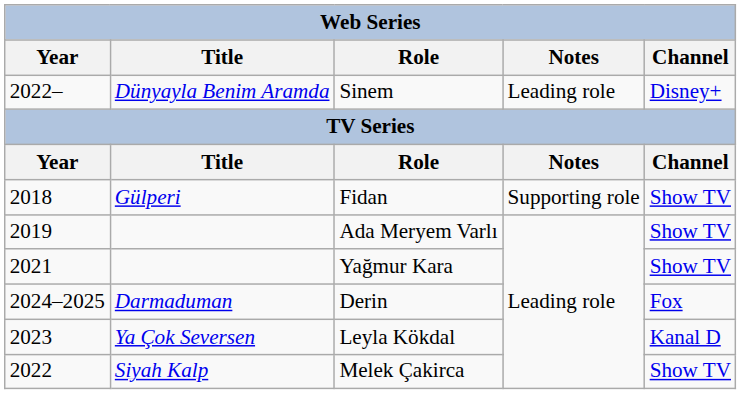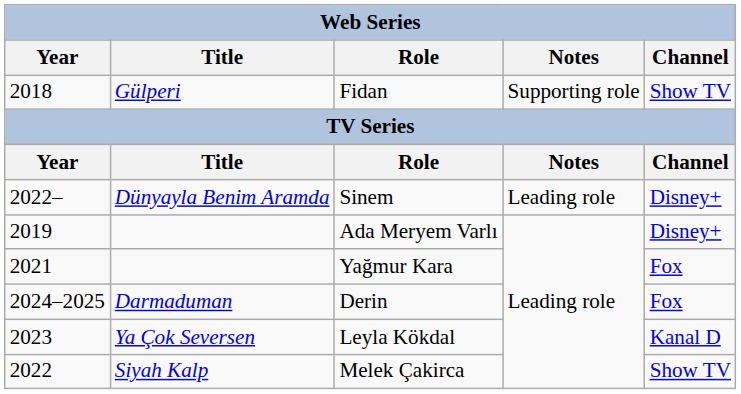rows swapped: (366, 92) <-> (363, 196)
(690, 231) Show TV -> (686, 231) Disney+
(690, 266) Show TV -> (666, 266) Fox
